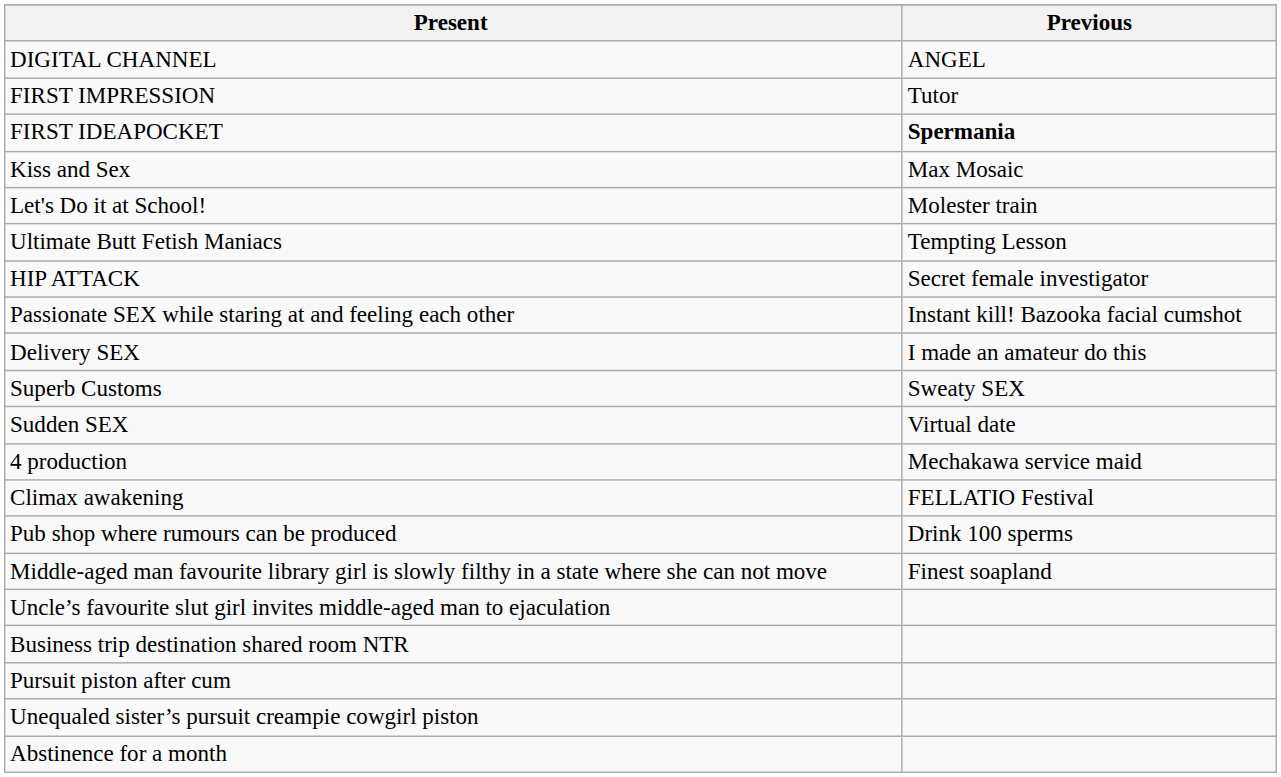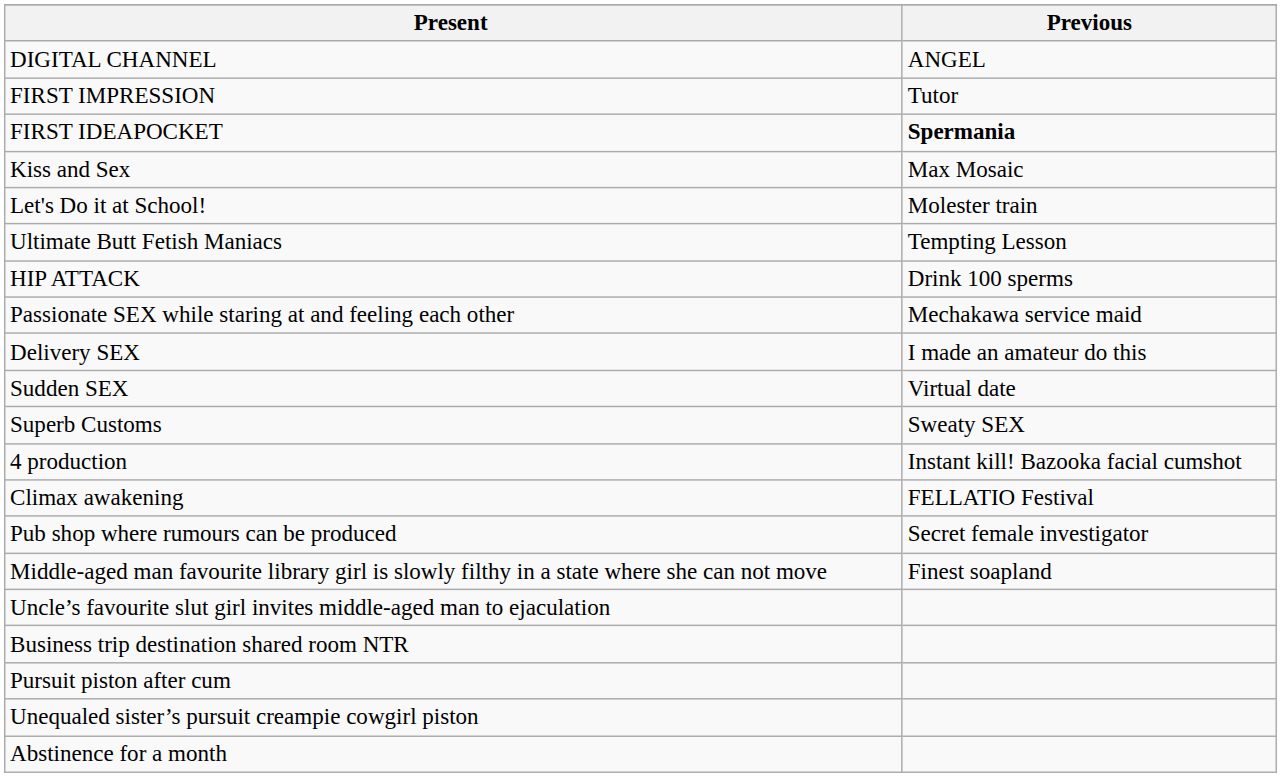(1028, 278) Secret female investigator -> (990, 278) Drink 100 sperms
(1075, 315) Instant kill! Bazooka facial cumshot -> (1025, 315) Mechakawa service maid
rows swapped: (69, 424) <-> (86, 388)
(1025, 461) Mechakawa service maid -> (1075, 461) Instant kill! Bazooka facial cumshot
(990, 534) Drink 100 sperms -> (1028, 534) Secret female investigator
